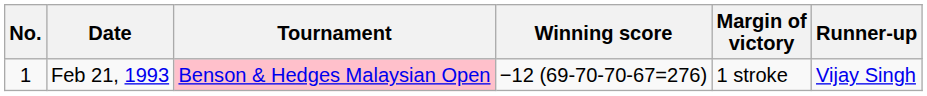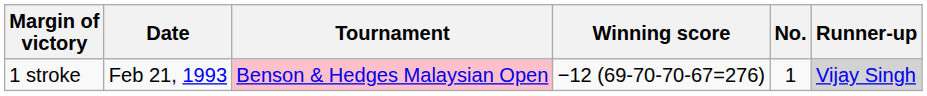columns swapped: (25, 32) <-> (762, 32)
(866, 75) no background -> (866, 75) lightgrey background
